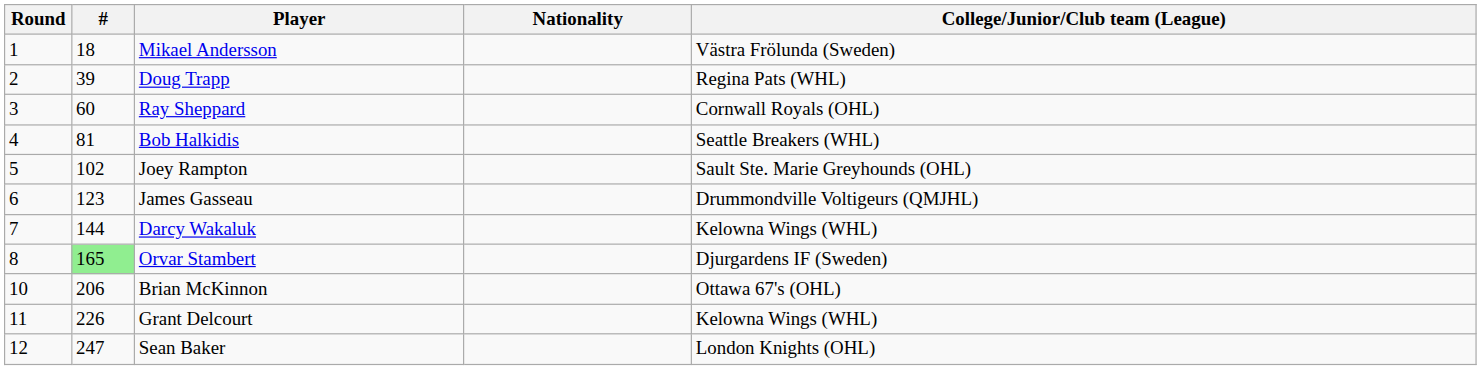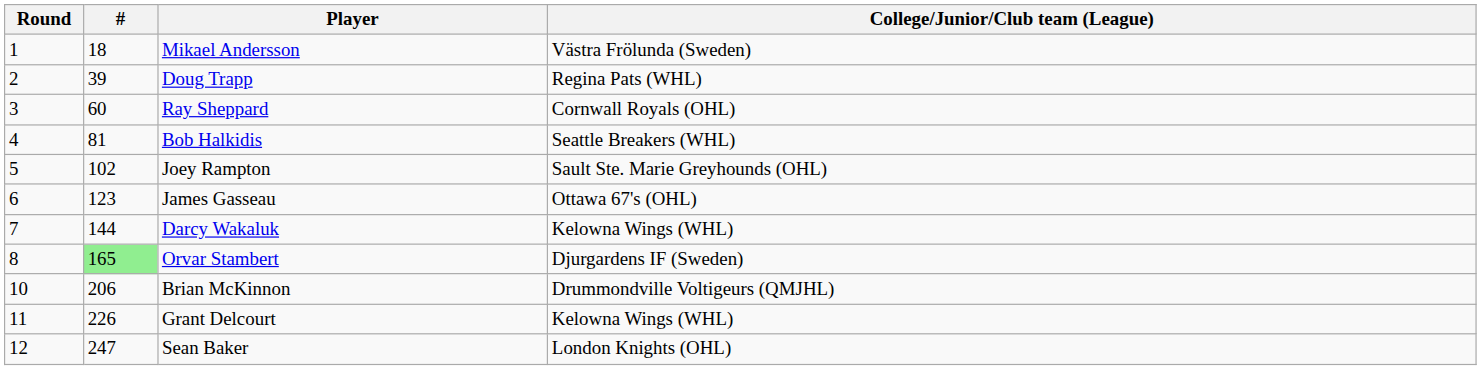- column: (578, 19)
(837, 199) Drummondville Voltigeurs (QMJHL) -> (624, 199) Ottawa 67's (OHL)
(768, 288) Ottawa 67's (OHL) -> (693, 288) Drummondville Voltigeurs (QMJHL)
